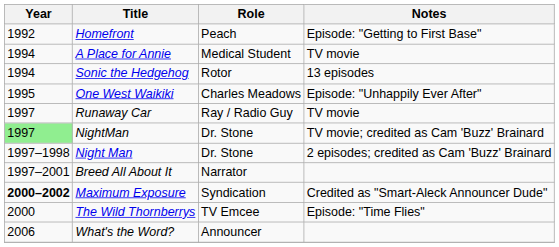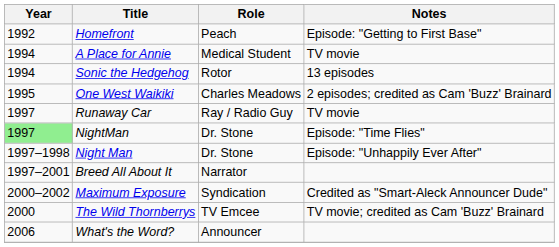(394, 93) Episode: "Unhappily Ever After" -> (429, 93) 2 episodes; credited as Cam 'Buzz' Brainard
(425, 133) TV movie; credited as Cam 'Buzz' Brainard -> (366, 133) Episode: "Time Flies"
(429, 152) 2 episodes; credited as Cam 'Buzz' Brainard -> (394, 152) Episode: "Unhappily Ever After"
(39, 192) bold -> (39, 192) normal
(366, 212) Episode: "Time Flies" -> (425, 212) TV movie; credited as Cam 'Buzz' Brainard
